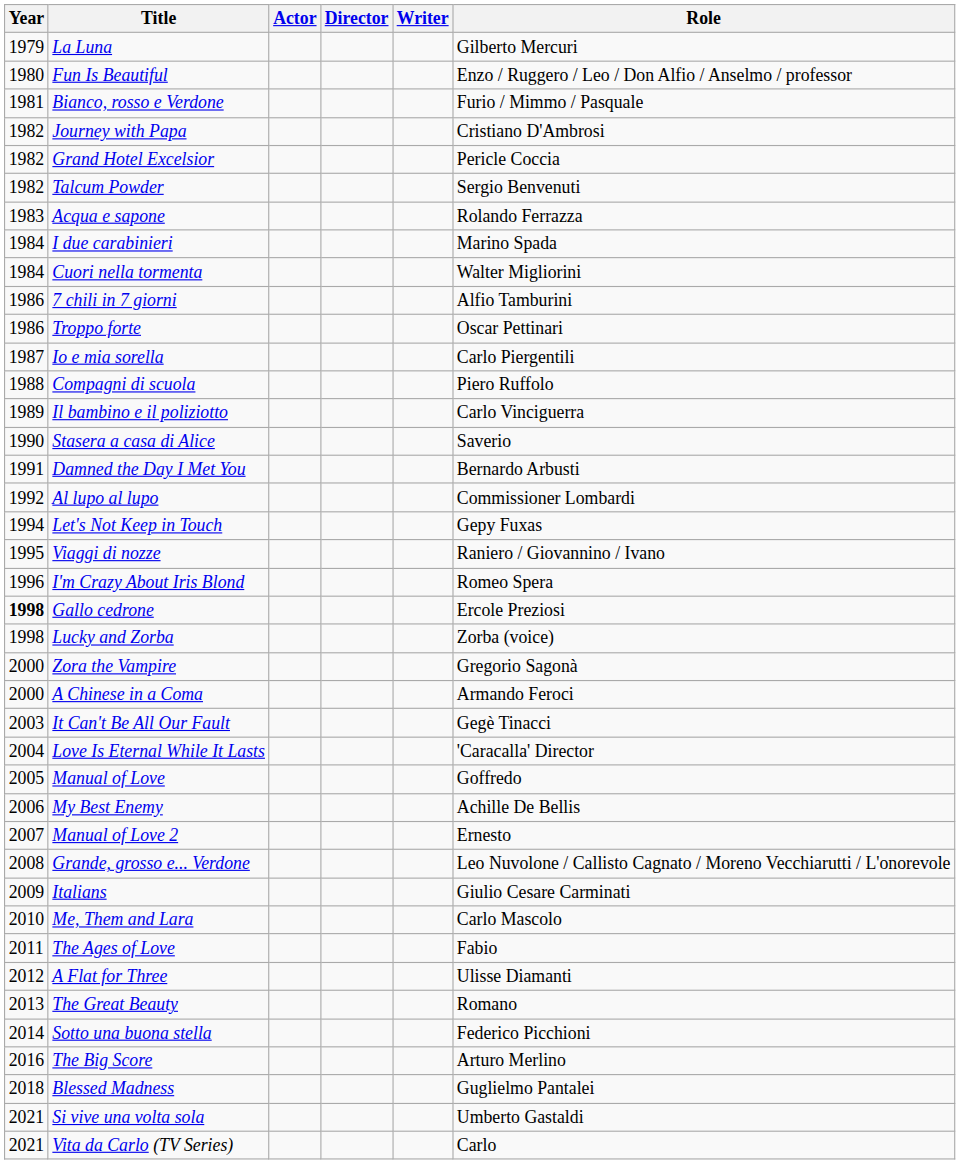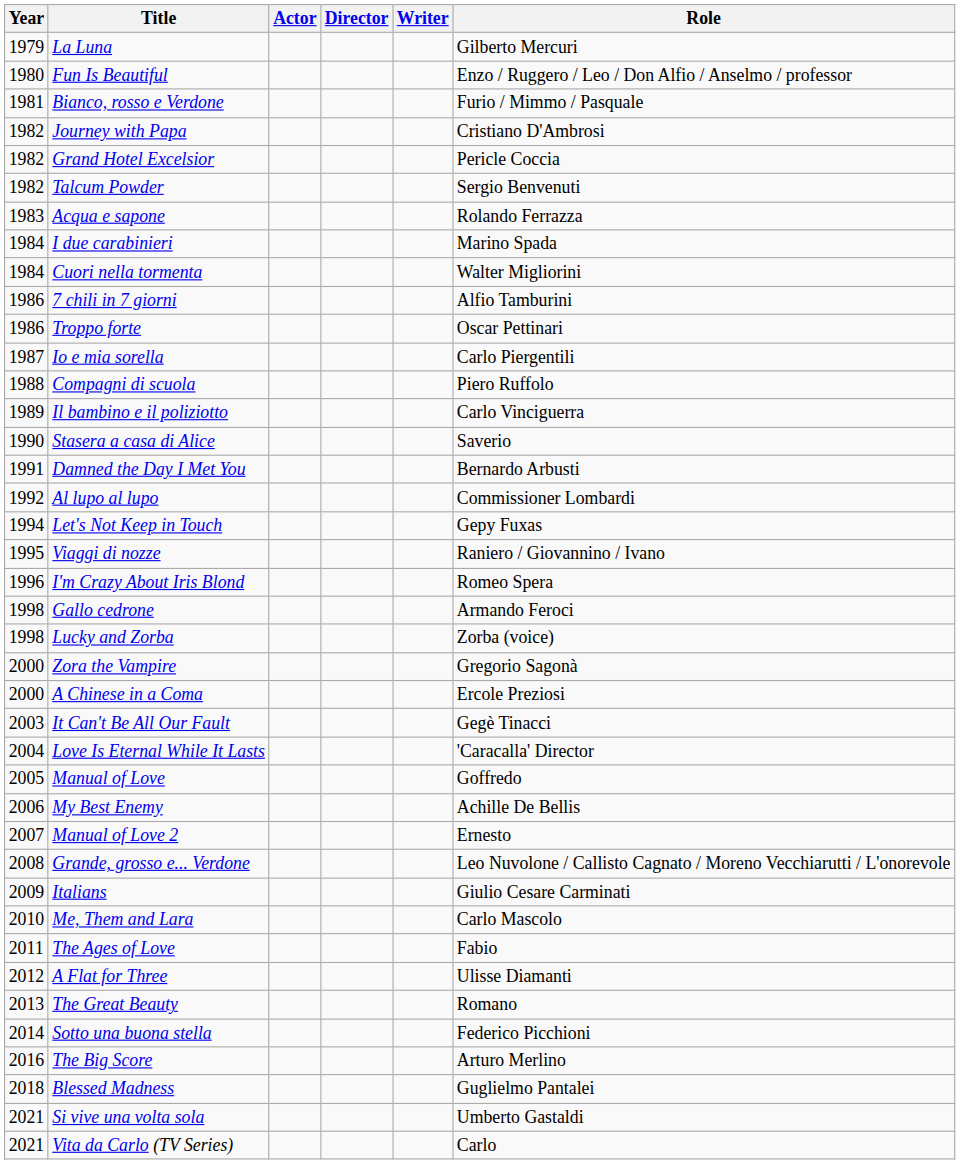(26, 610) bold -> (26, 610) normal
(511, 610) Ercole Preziosi -> (515, 610) Armando Feroci
(515, 694) Armando Feroci -> (511, 694) Ercole Preziosi
